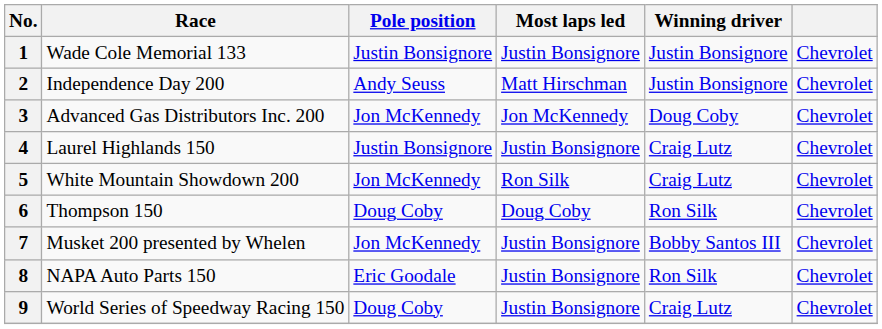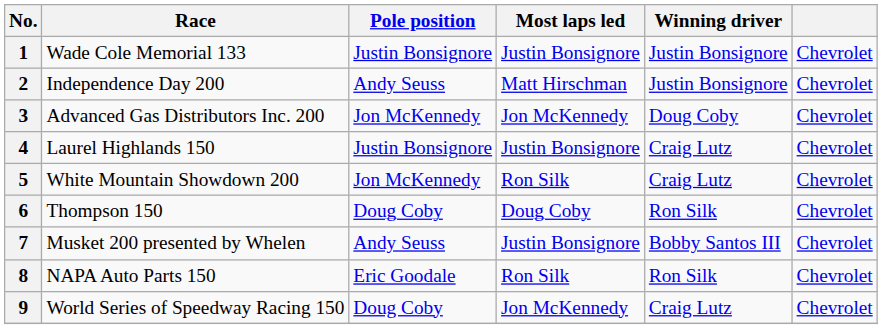(417, 243) Jon McKennedy -> (399, 243) Andy Seuss
(570, 275) Justin Bonsignore -> (535, 275) Ron Silk
(570, 307) Justin Bonsignore -> (565, 307) Jon McKennedy
